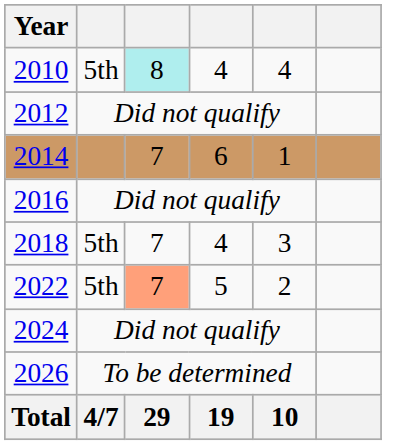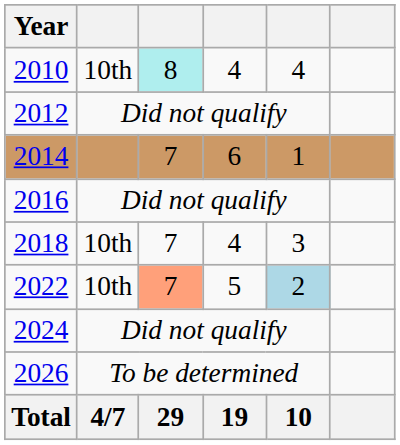(101, 69) 5th -> (108, 69) 10th
(101, 243) 5th -> (108, 243) 10th
(101, 286) 5th -> (108, 286) 10th
(285, 286) no background -> (298, 286) lightblue background
